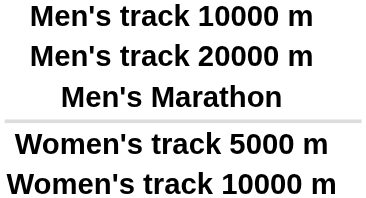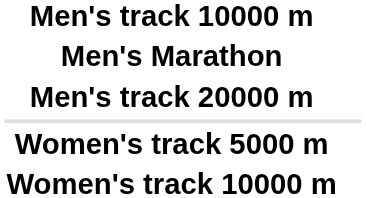rows swapped: (172, 56) <-> (172, 97)
